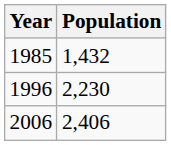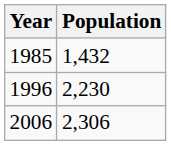(86, 122) 2,406 -> (86, 122) 2,306
